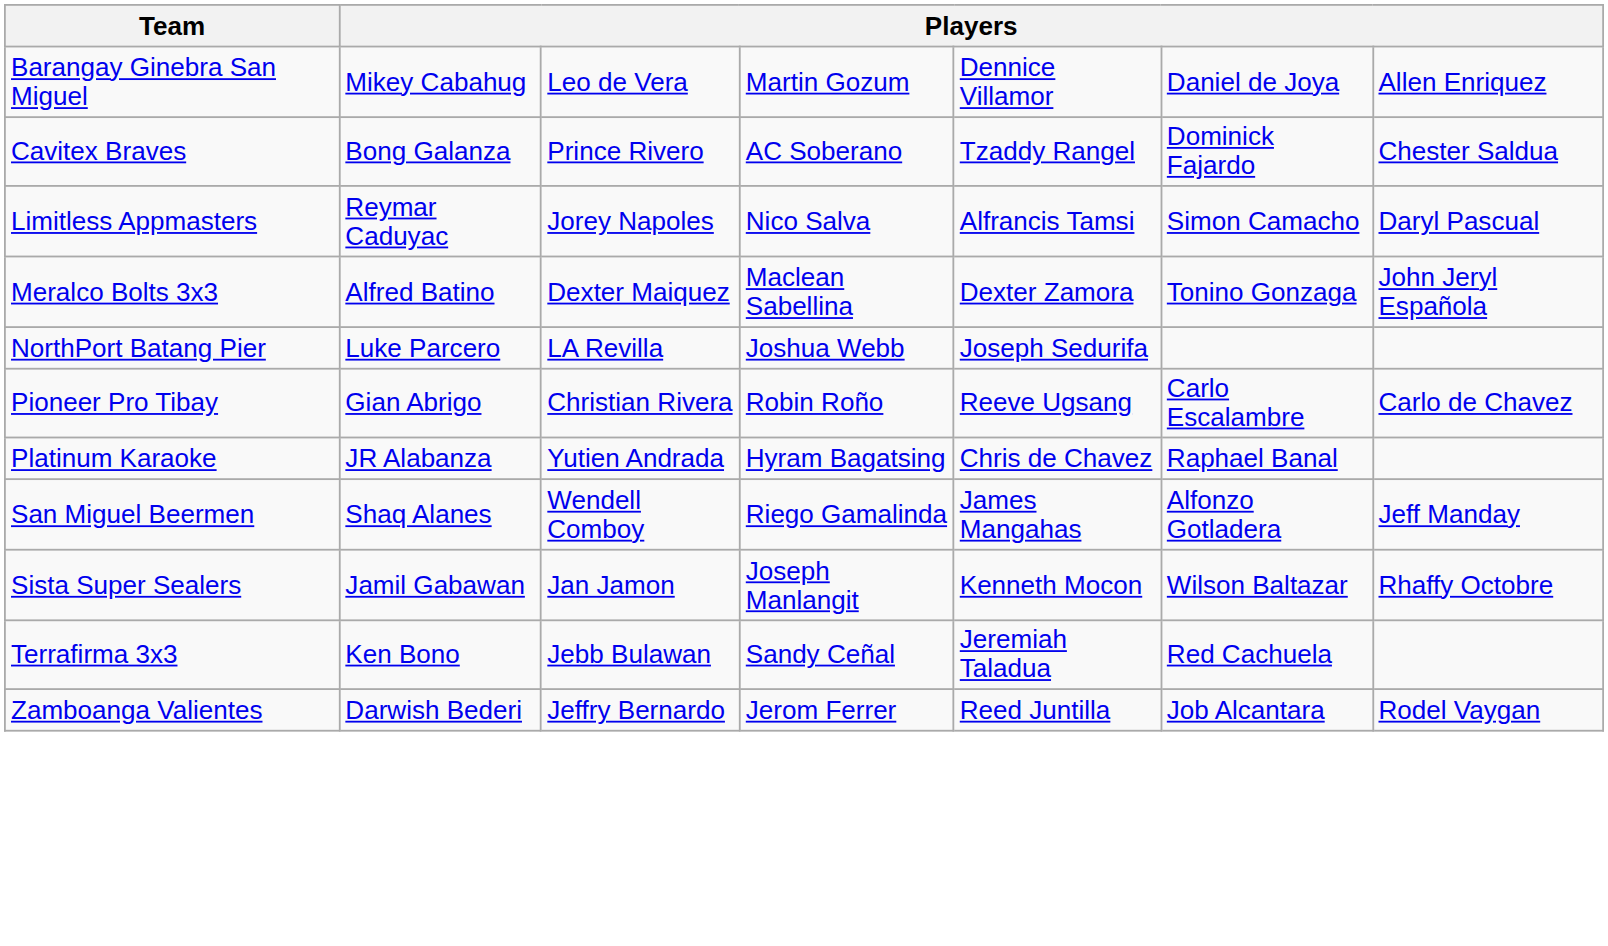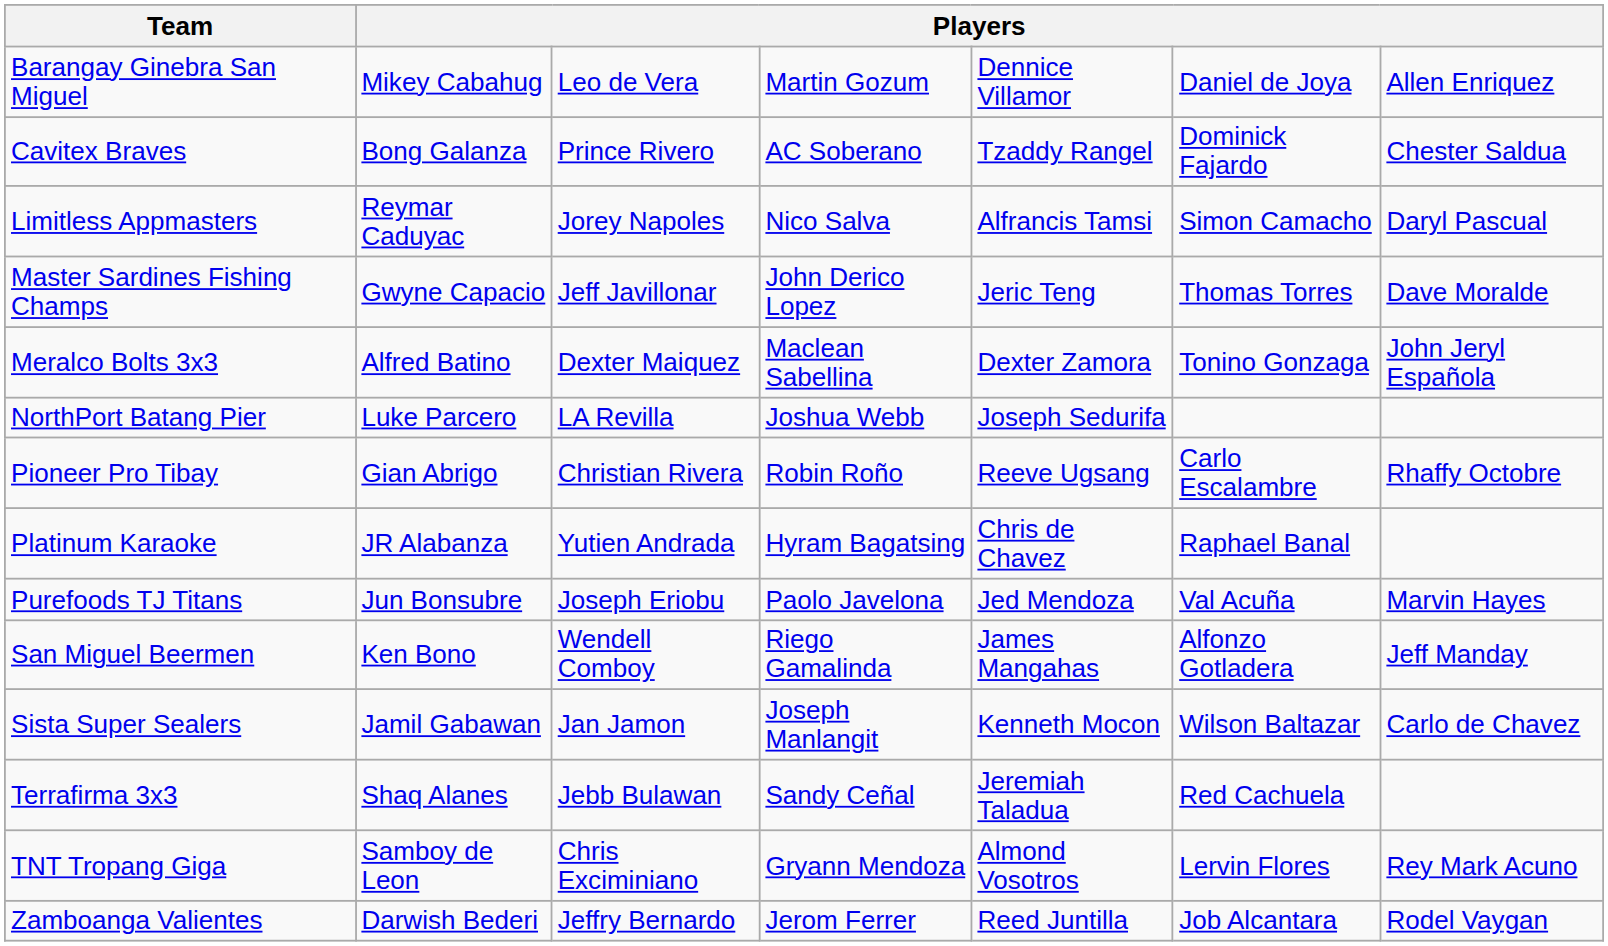+ row: (151, 292)
(1476, 403) Carlo de Chavez -> (1474, 473) Rhaffy Octobre
+ row: (127, 599)
(419, 515) Shaq Alanes -> (419, 655) Ken Bono
(1466, 585) Rhaffy Octobre -> (1483, 725) Carlo de Chavez
(403, 655) Ken Bono -> (435, 795) Shaq Alanes
+ row: (119, 865)
